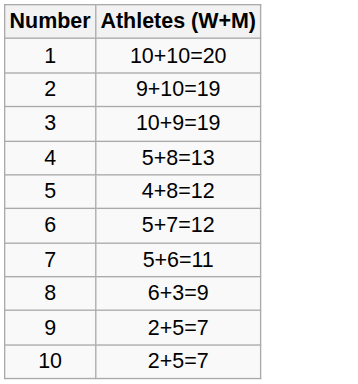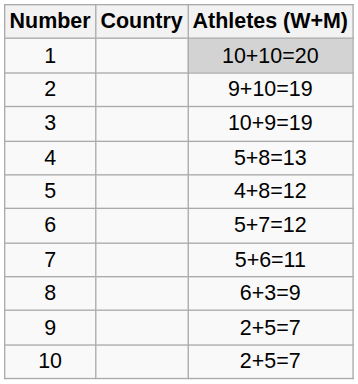+ column: (142, 21)
(178, 55) no background -> (270, 55) lightgrey background
